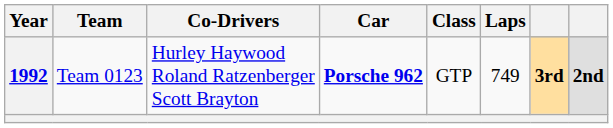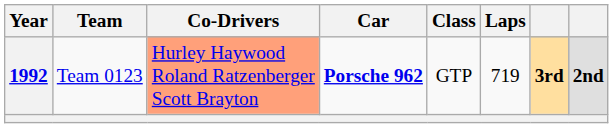(233, 75) no background -> (233, 75) lightsalmon background
(505, 75) 749 -> (505, 75) 719
